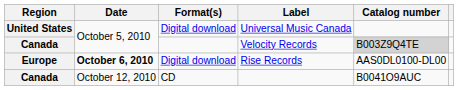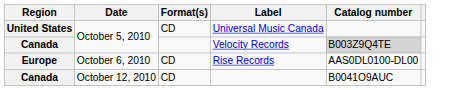(198, 28) Digital download -> (168, 28) CD
(115, 61) bold -> (114, 61) normal
(198, 61) Digital download -> (168, 61) CD
